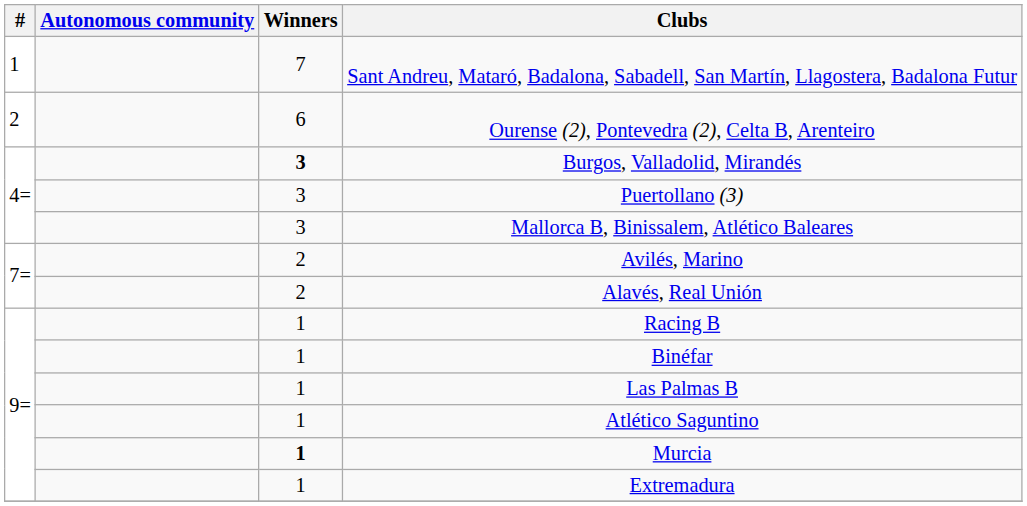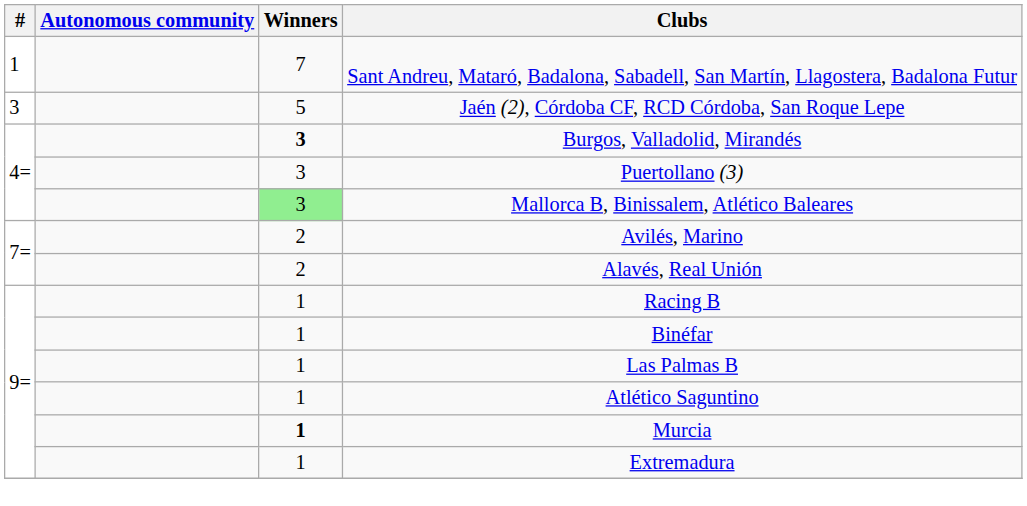- row: (682, 130)
+ row: (682, 107)
(301, 227) no background -> (301, 204) lightgreen background
